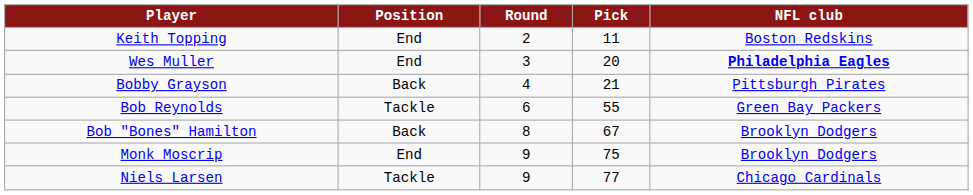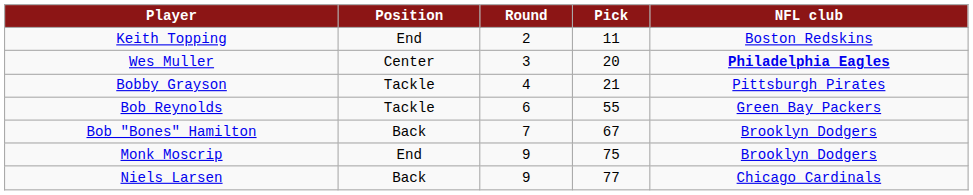(409, 62) End -> (409, 62) Center
(409, 85) Back -> (409, 85) Tackle
(526, 132) 8 -> (526, 132) 7
(409, 178) Tackle -> (409, 178) Back
